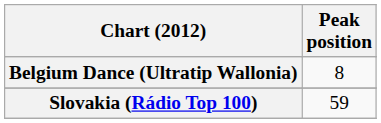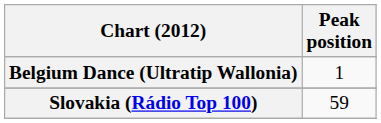(339, 72) 8 -> (339, 72) 1
